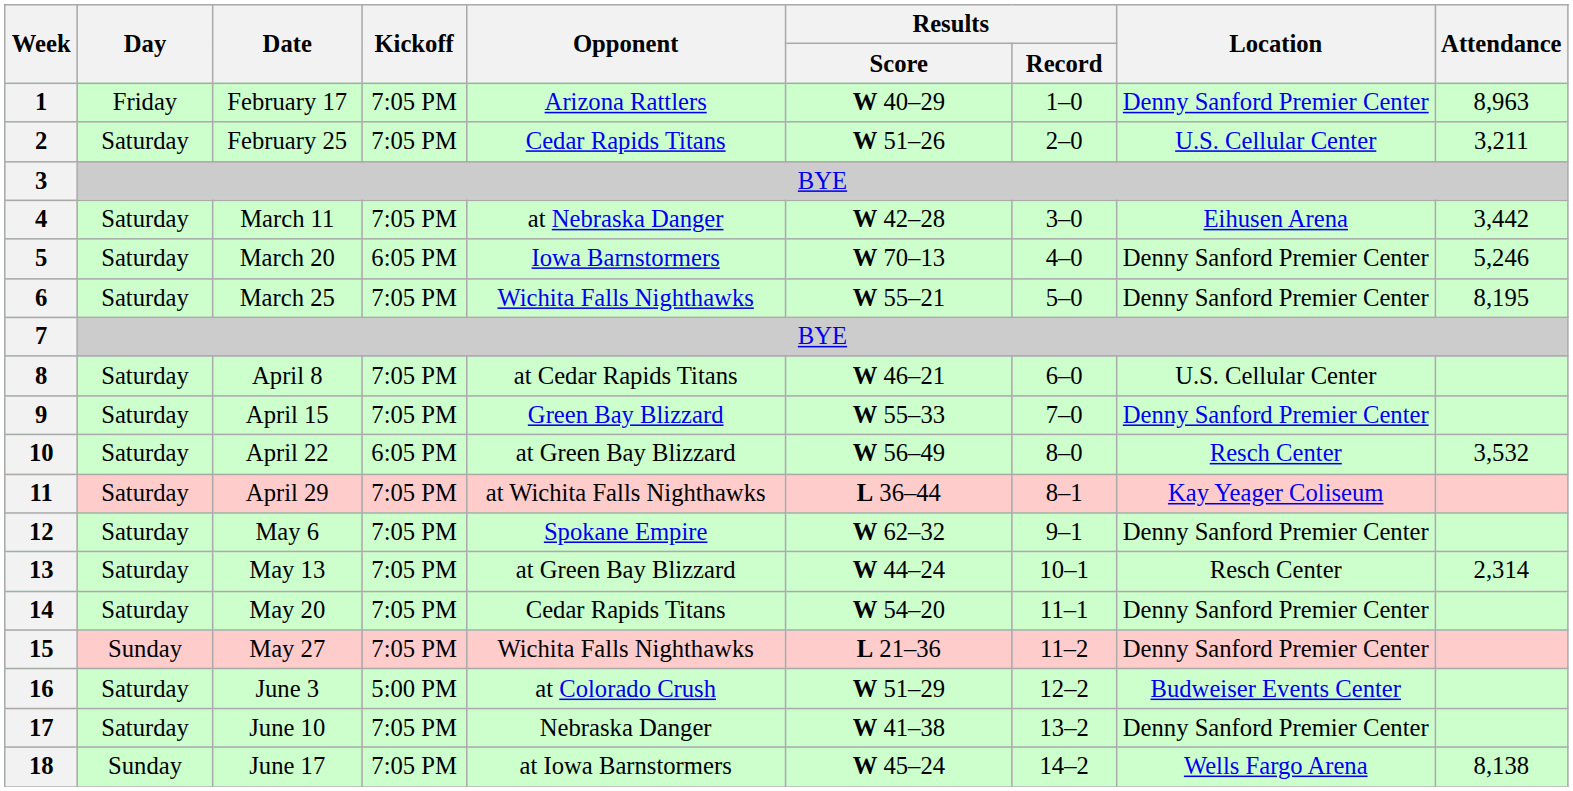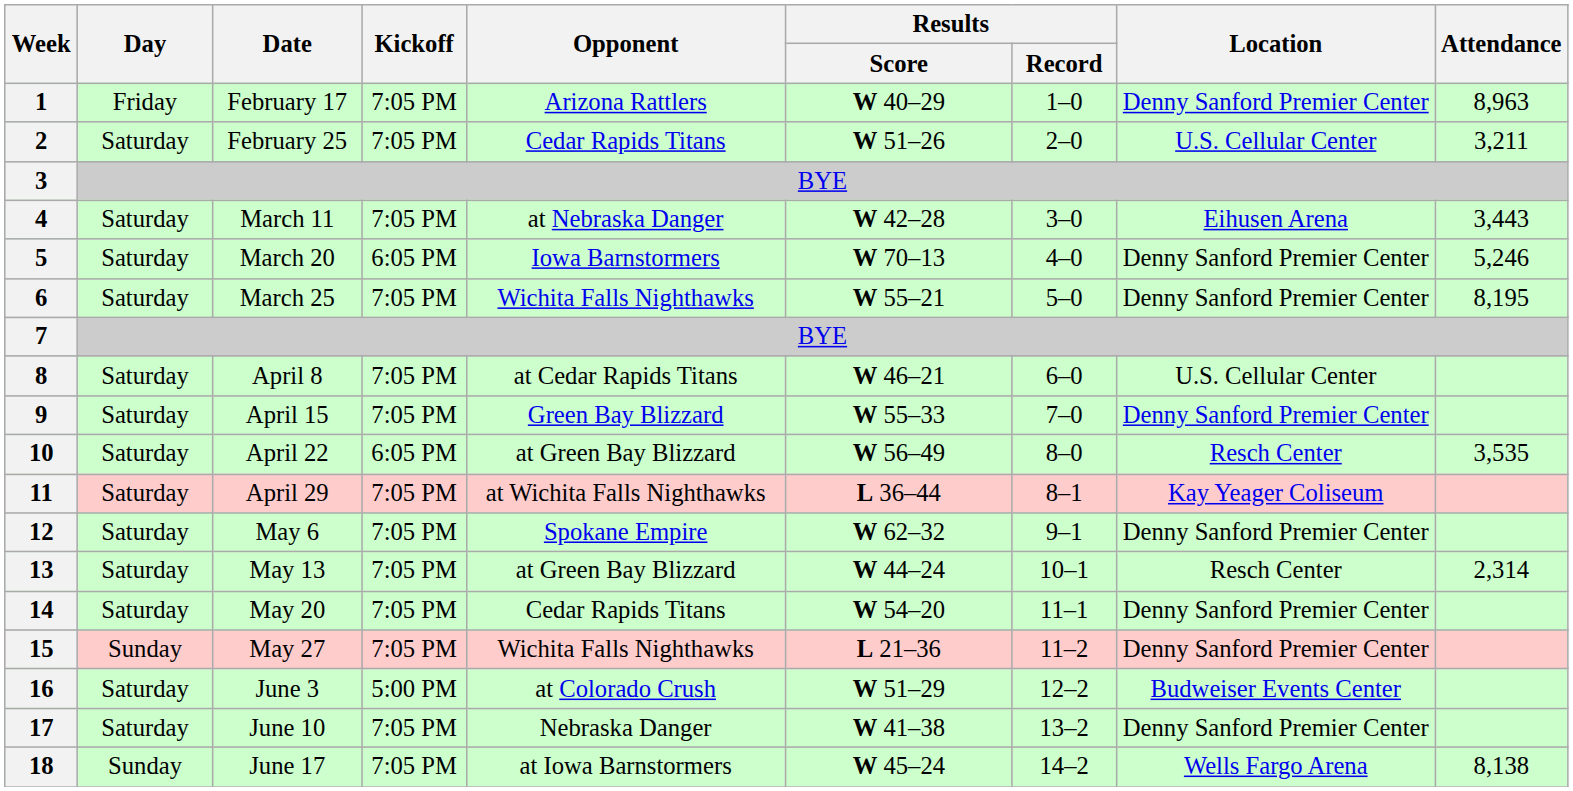(1501, 219) 3,442 -> (1501, 219) 3,443
(1501, 453) 3,532 -> (1501, 453) 3,535
